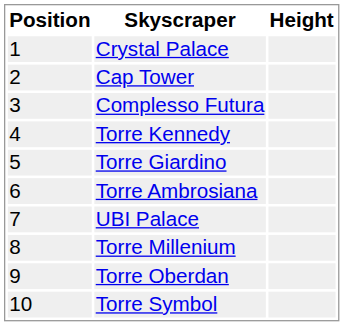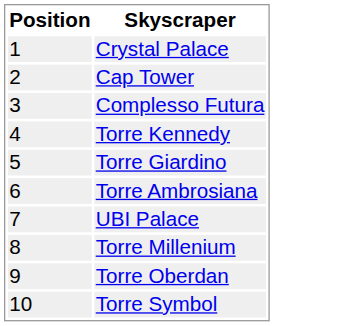- column: (302, 20)
